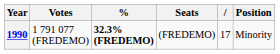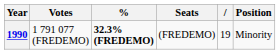(225, 35) 17 -> (225, 35) 19
